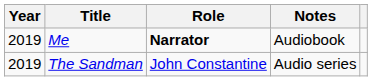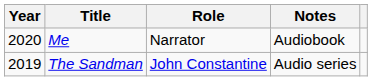(25, 40) 2019 -> (25, 40) 2020
(179, 40) bold -> (177, 40) normal
